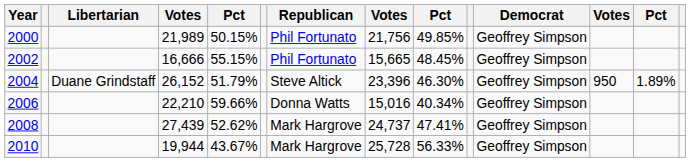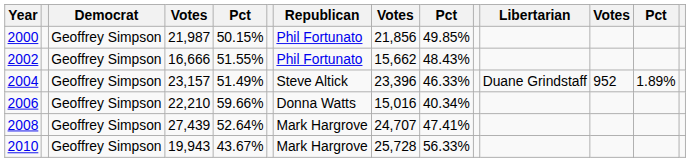columns swapped: (532, 15) <-> (103, 15)
(183, 37) 21,989 -> (189, 37) 21,987
(389, 37) 21,756 -> (395, 37) 21,856
(234, 59) 55.15% -> (240, 59) 51.55%
(389, 59) 15,665 -> (395, 59) 15,662
(440, 59) 48.45% -> (446, 59) 48.43%
(183, 81) 26,152 -> (189, 81) 23,157
(234, 81) 51.79% -> (240, 81) 51.49%
(440, 81) 46.30% -> (446, 81) 46.33%
(605, 81) 950 -> (605, 81) 952
(234, 125) 52.62% -> (240, 125) 52.64%
(389, 125) 24,737 -> (395, 125) 24,707
(183, 147) 19,944 -> (189, 147) 19,943
